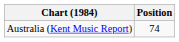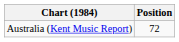(154, 28) 74 -> (154, 28) 72
